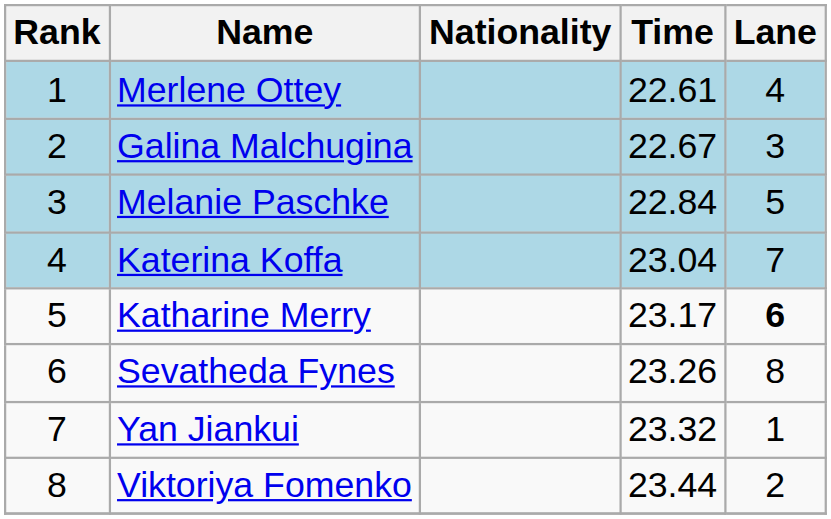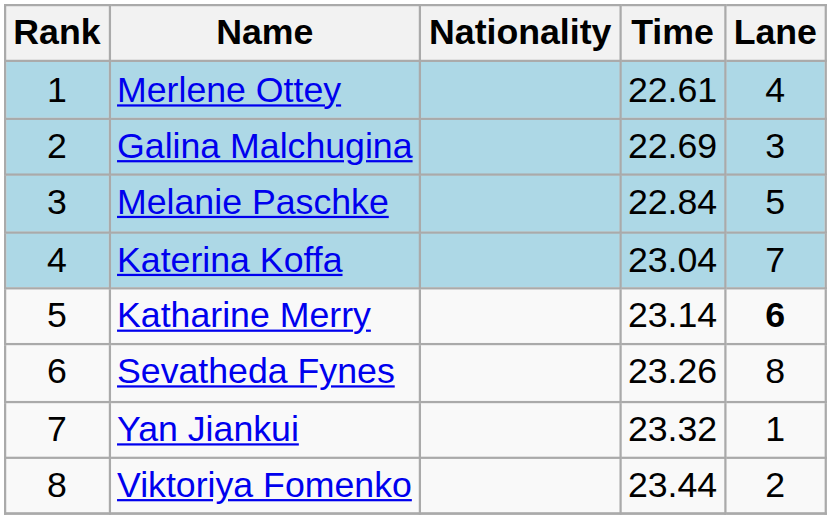(673, 145) 22.67 -> (673, 145) 22.69
(673, 315) 23.17 -> (673, 315) 23.14
